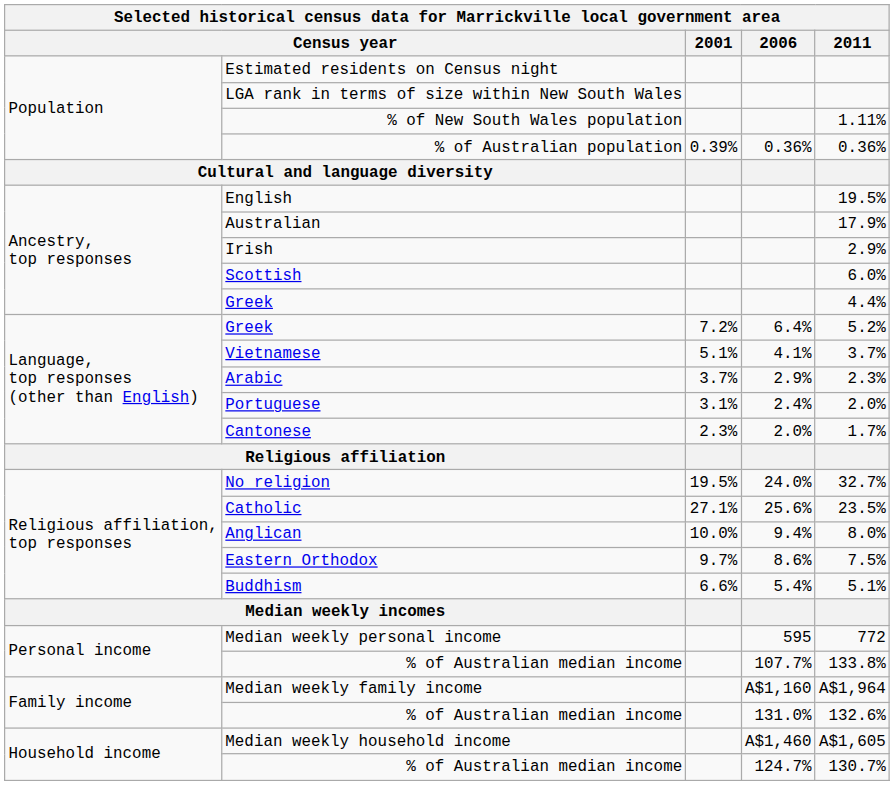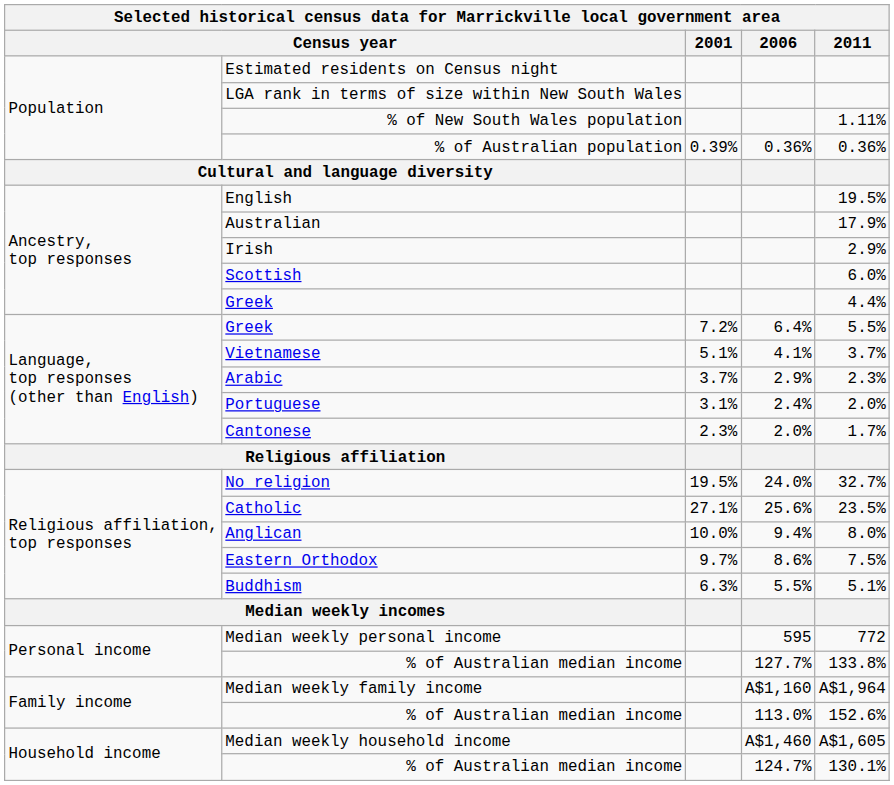(862, 328) 5.2% -> (862, 328) 5.5%
(718, 586) 6.6% -> (718, 586) 6.3%
(788, 586) 5.4% -> (788, 586) 5.5%
(783, 664) 107.7% -> (783, 664) 127.7%
(783, 715) 131.0% -> (783, 715) 113.0%
(857, 715) 132.6% -> (857, 715) 152.6%
(857, 767) 130.7% -> (857, 767) 130.1%
